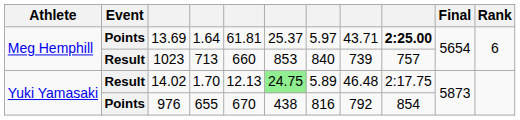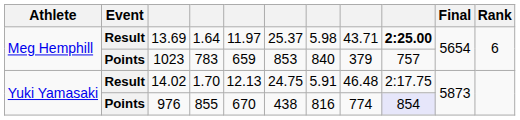(125, 38) Points -> (125, 38) Result
(244, 38) 61.81 -> (244, 38) 11.97
(323, 38) 5.97 -> (323, 38) 5.98
(125, 60) Result -> (125, 60) Points
(206, 60) 713 -> (206, 60) 783
(244, 60) 660 -> (244, 60) 659
(361, 60) 739 -> (361, 60) 379
(286, 82) lightgreen background -> (286, 82) no background
(323, 82) 5.89 -> (323, 82) 5.91
(206, 104) 655 -> (206, 104) 855
(361, 104) 792 -> (361, 104) 774
(408, 104) no background -> (408, 104) lavender background
